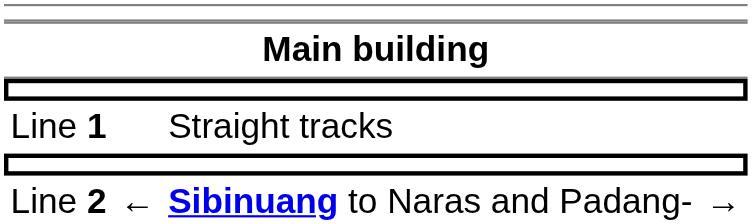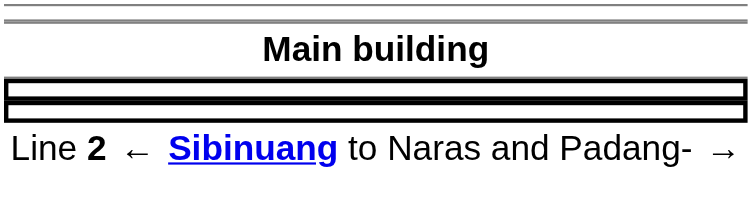- row: (59, 126)
